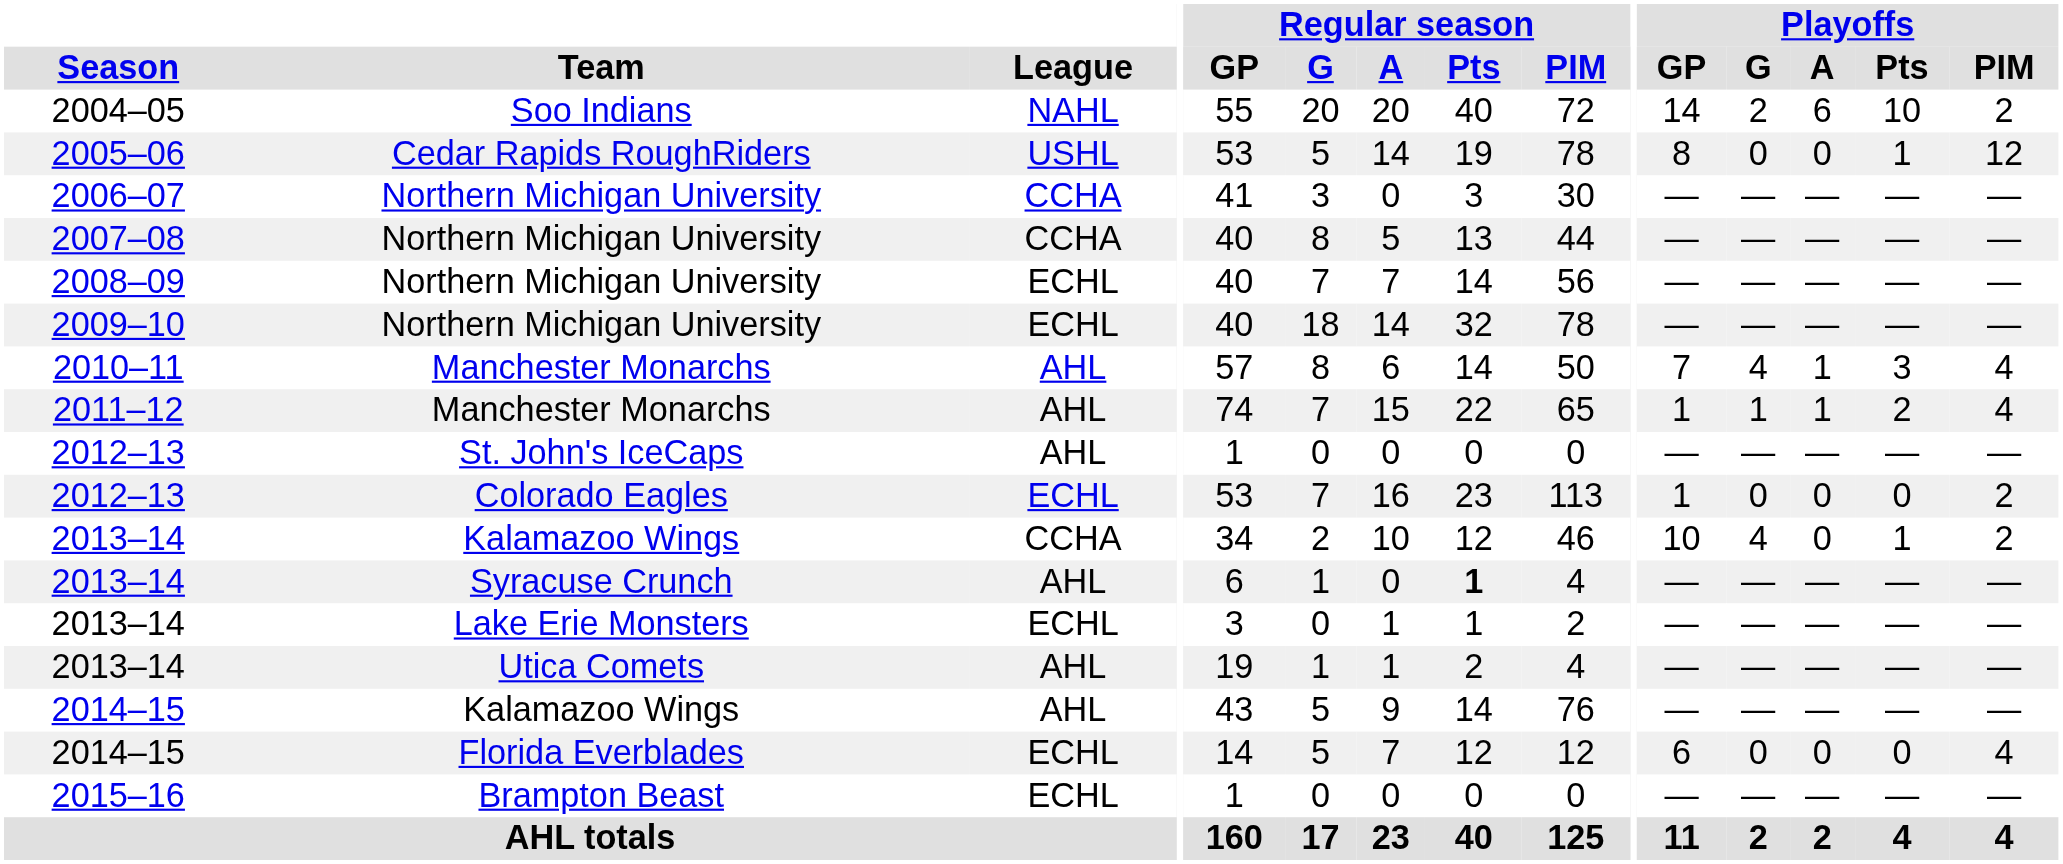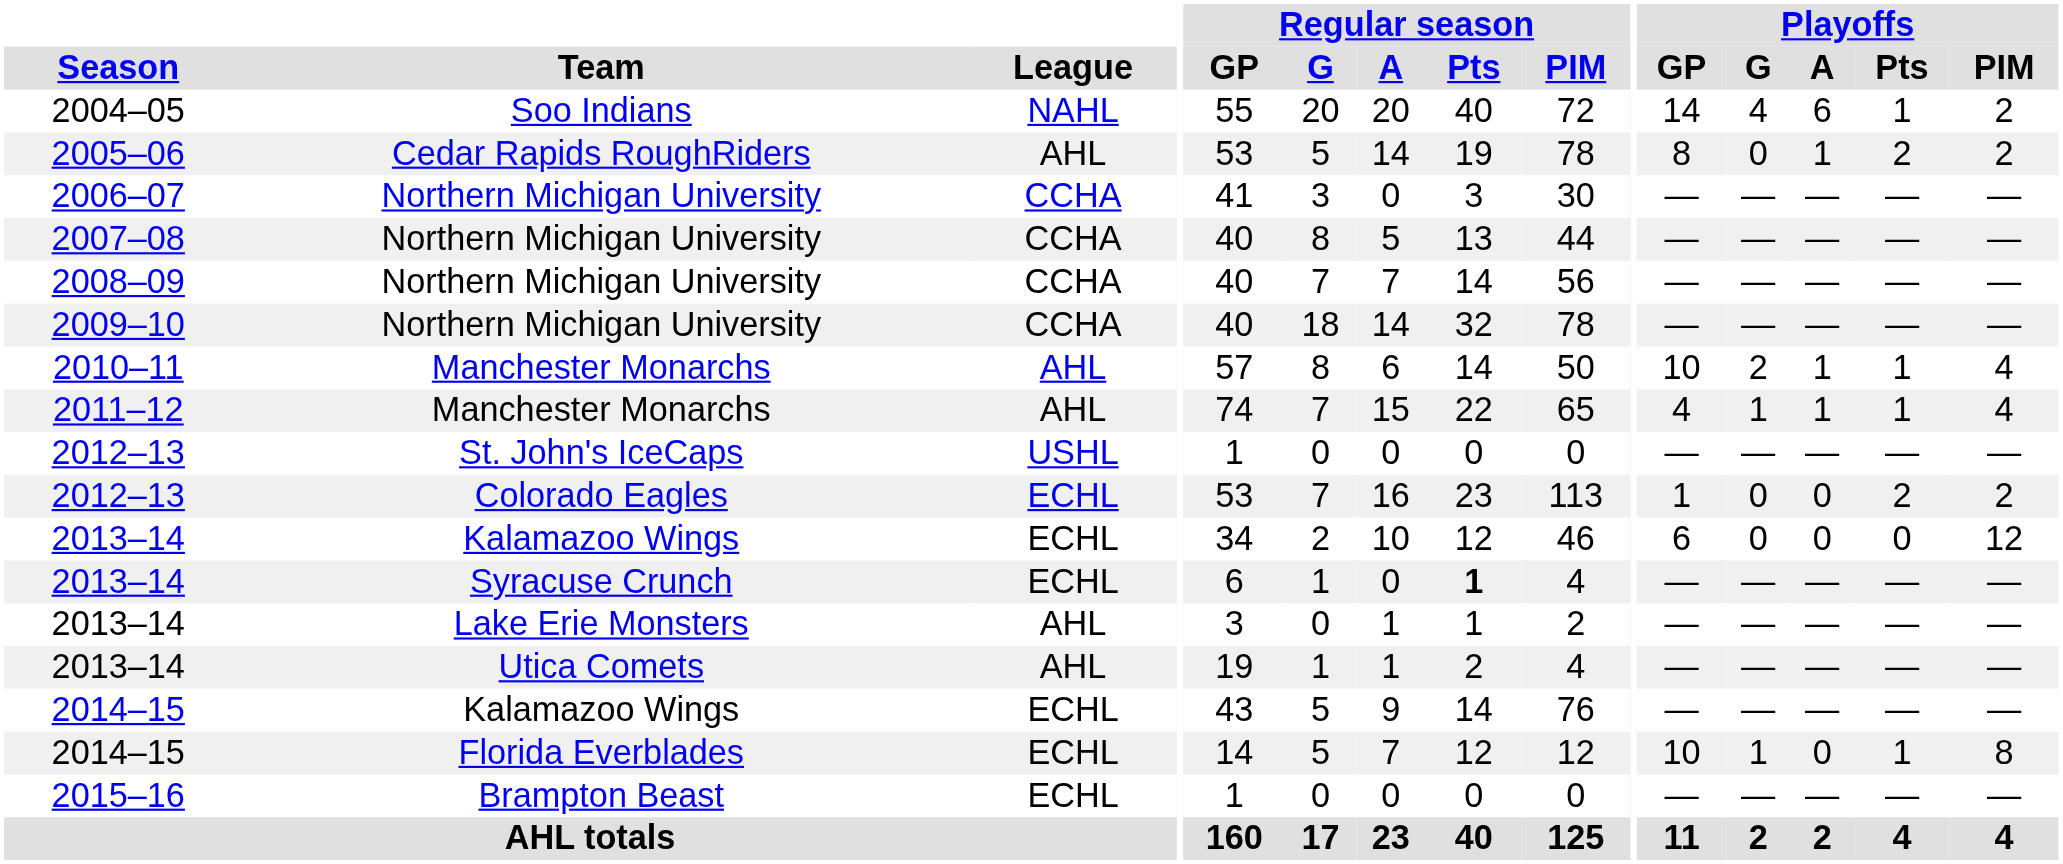(1758, 110) 2 -> (1758, 110) 4
(1902, 110) 10 -> (1902, 110) 1
(1073, 153) USHL -> (1073, 153) AHL
(1822, 153) 0 -> (1822, 153) 1
(1902, 153) 1 -> (1902, 153) 2
(2004, 153) 12 -> (2004, 153) 2
(1073, 281) ECHL -> (1073, 281) CCHA
(1073, 324) ECHL -> (1073, 324) CCHA
(1682, 367) 7 -> (1682, 367) 10
(1758, 367) 4 -> (1758, 367) 2
(1902, 367) 3 -> (1902, 367) 1
(1682, 410) 1 -> (1682, 410) 4
(1902, 410) 2 -> (1902, 410) 1
(1073, 452) AHL -> (1073, 452) USHL
(1902, 495) 0 -> (1902, 495) 2
(1073, 538) CCHA -> (1073, 538) ECHL
(1682, 538) 10 -> (1682, 538) 6
(1758, 538) 4 -> (1758, 538) 0
(1902, 538) 1 -> (1902, 538) 0
(2004, 538) 2 -> (2004, 538) 12
(1073, 581) AHL -> (1073, 581) ECHL
(1073, 624) ECHL -> (1073, 624) AHL
(1073, 709) AHL -> (1073, 709) ECHL
(1682, 752) 6 -> (1682, 752) 10
(1758, 752) 0 -> (1758, 752) 1
(1902, 752) 0 -> (1902, 752) 1
(2004, 752) 4 -> (2004, 752) 8
